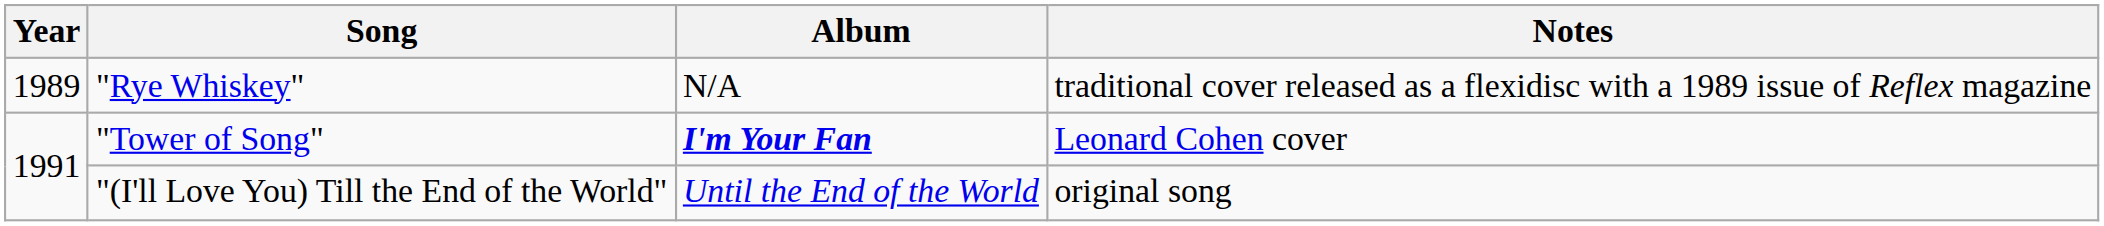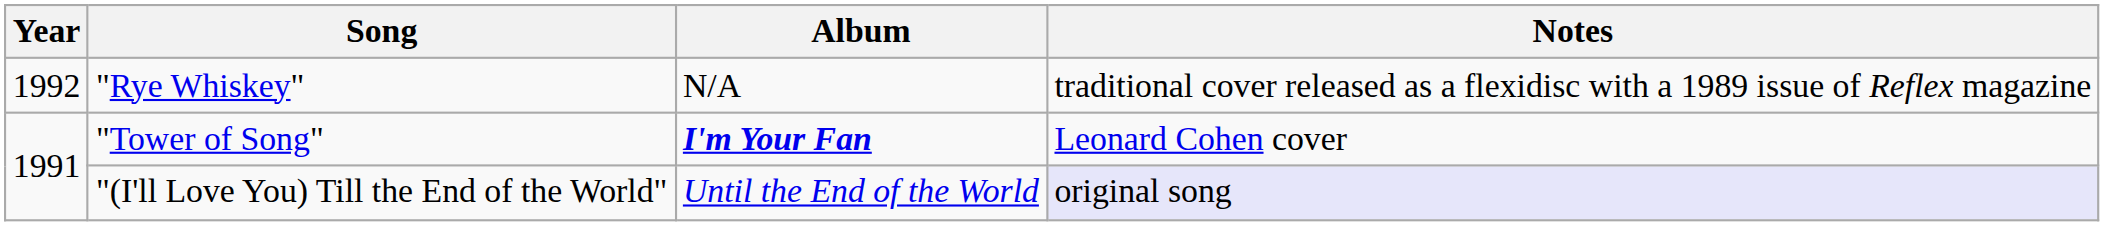(47, 84) 1989 -> (47, 84) 1992
(1143, 191) no background -> (1143, 191) lavender background
